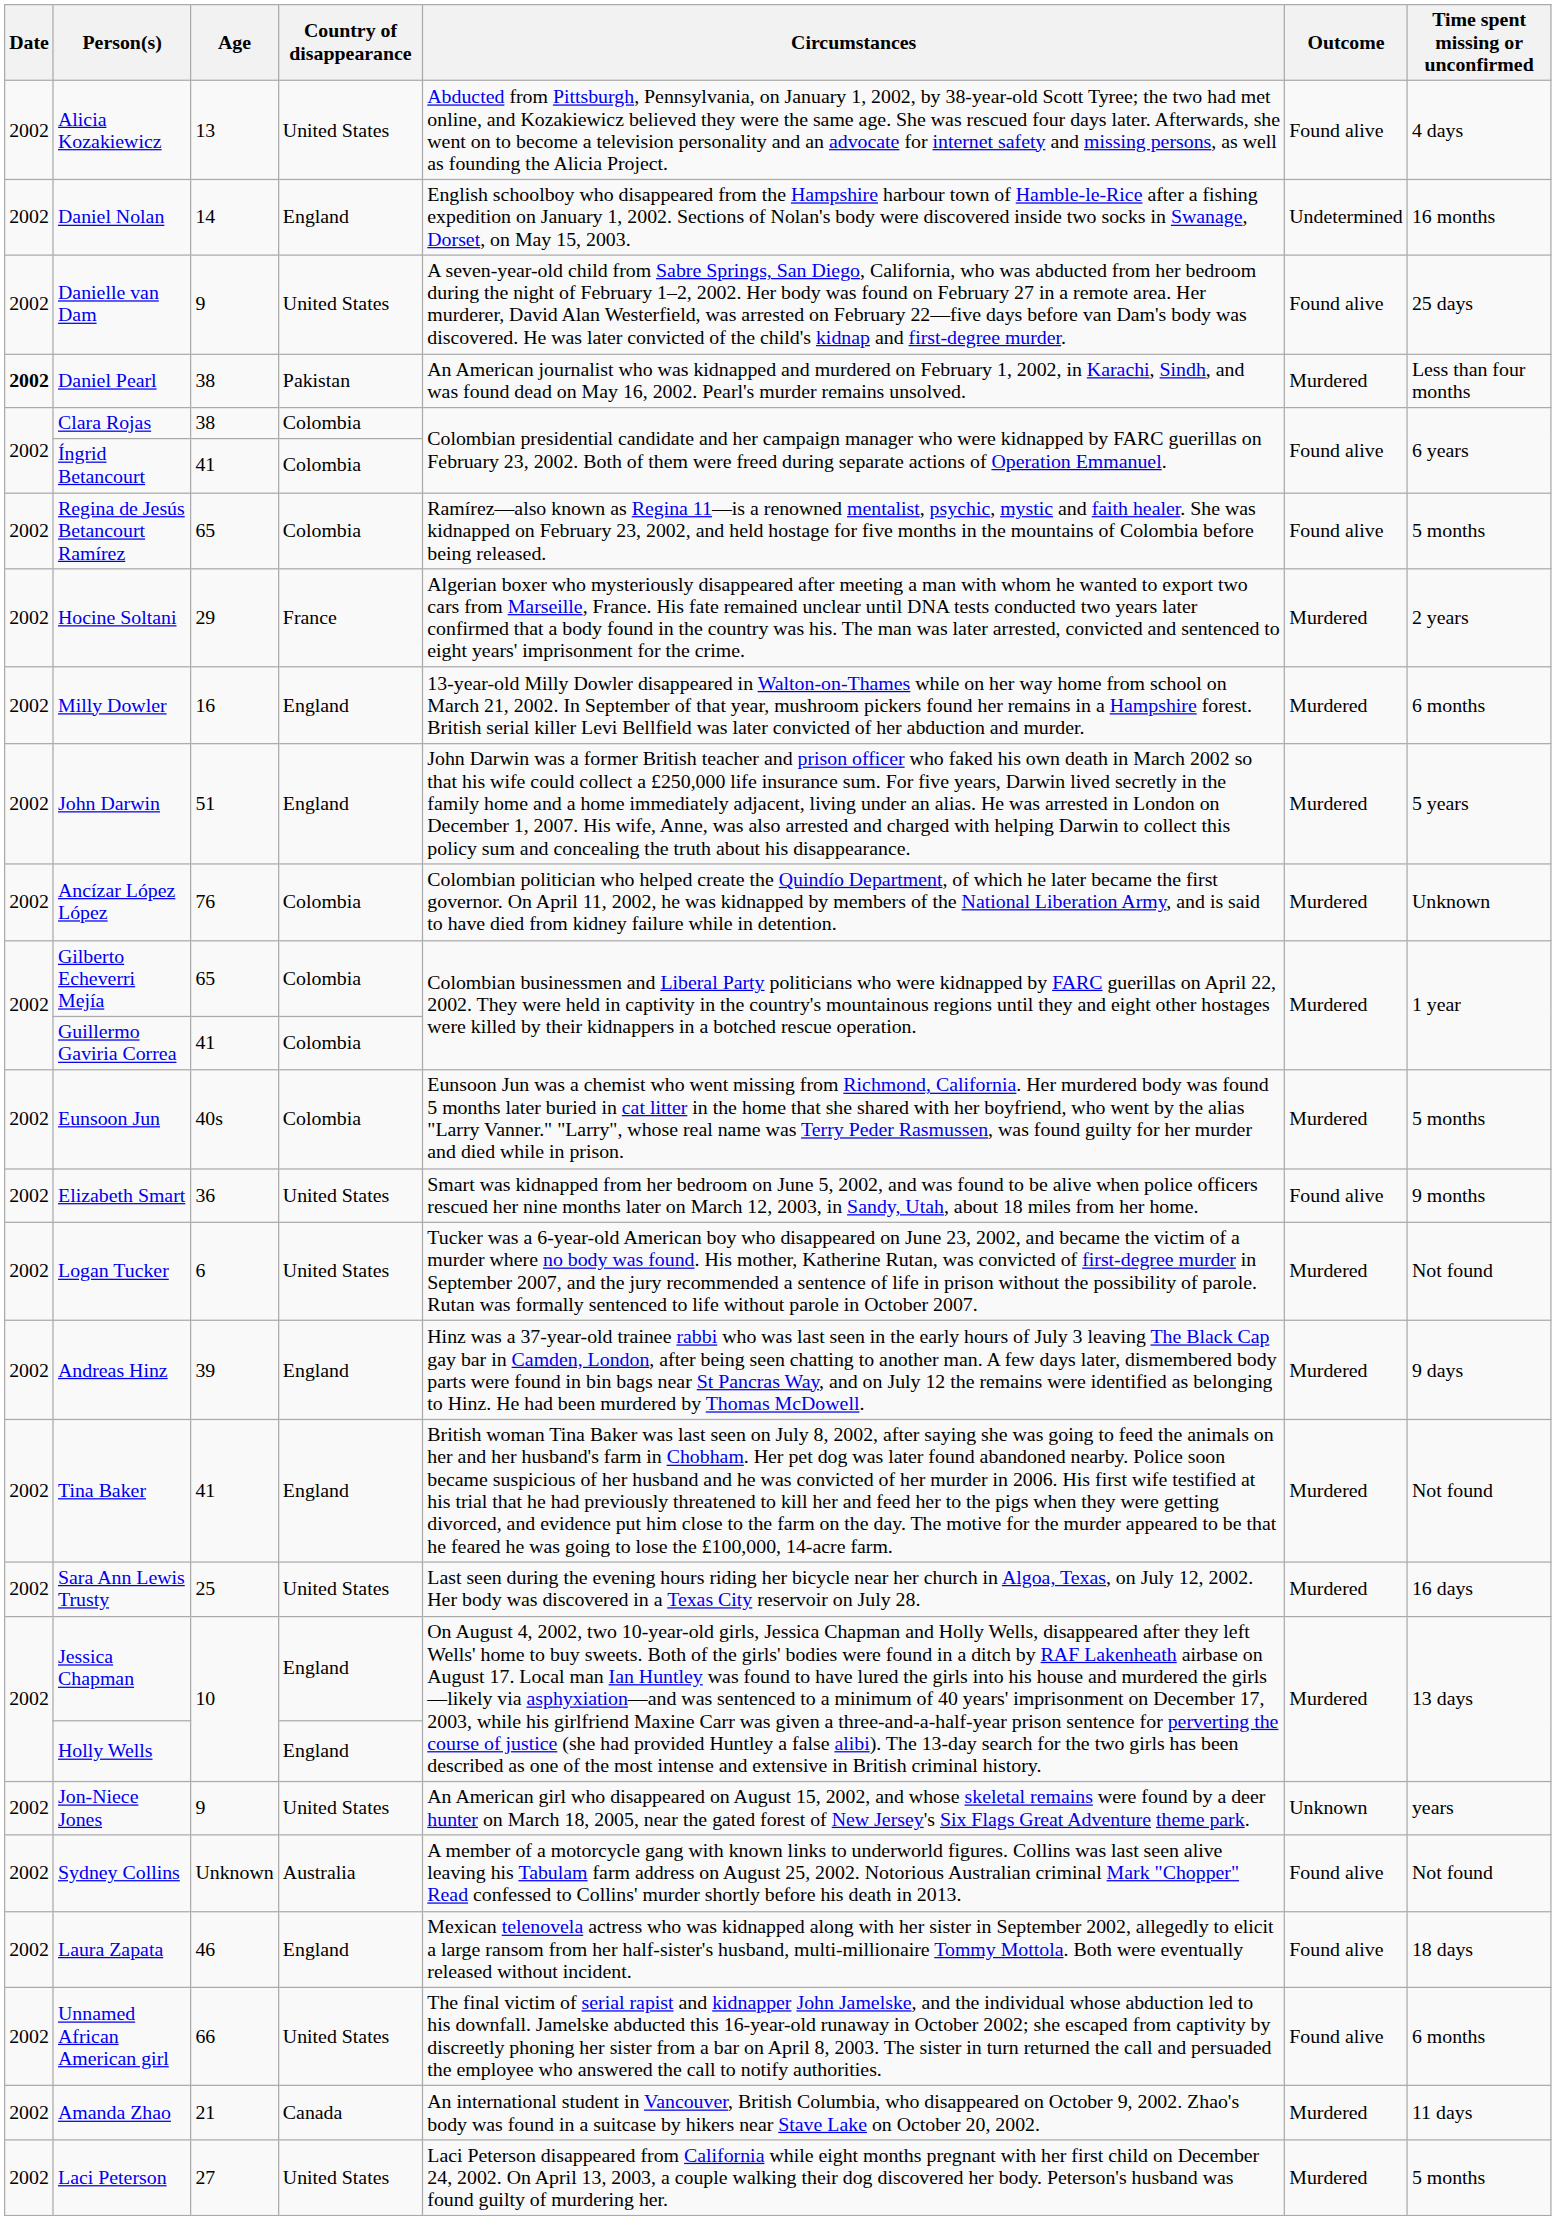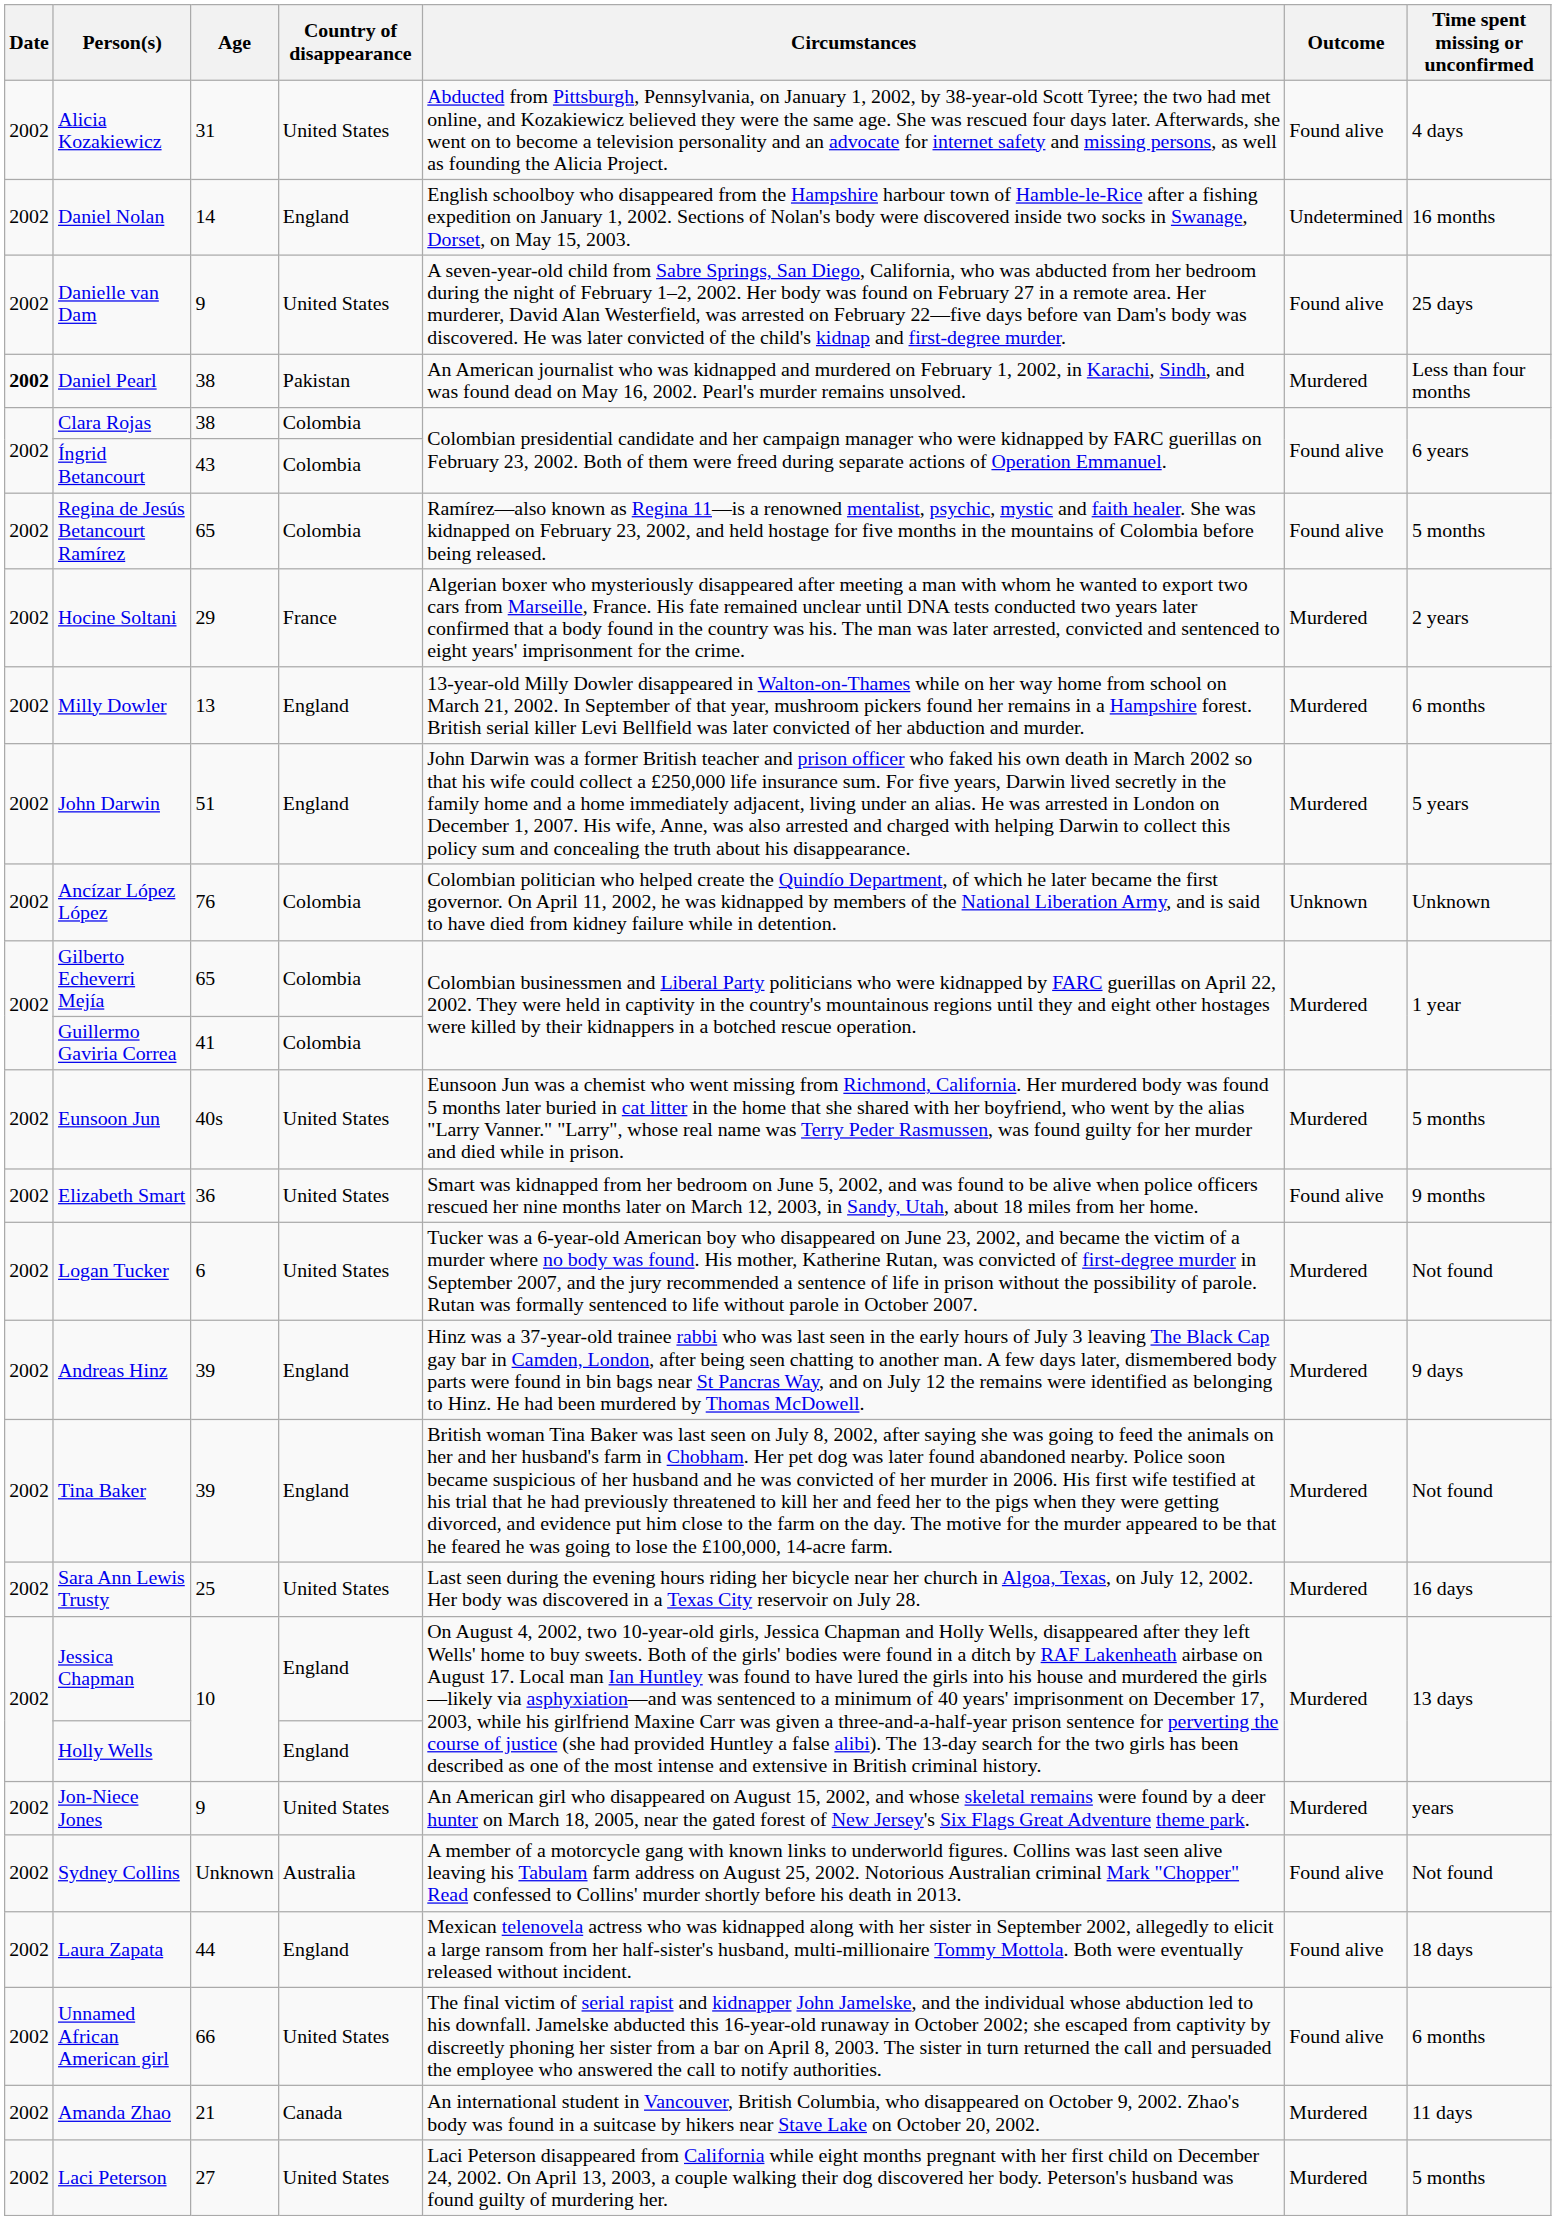(205, 129) 13 -> (205, 129) 31
(205, 465) 41 -> (205, 465) 43
(205, 705) 16 -> (205, 705) 13
(1328, 902) Murdered -> (1328, 902) Unknown
(322, 1119) Colombia -> (336, 1119) United States
(205, 1490) 41 -> (205, 1490) 39
(1328, 1808) Unknown -> (1328, 1808) Murdered
(205, 1949) 46 -> (205, 1949) 44
